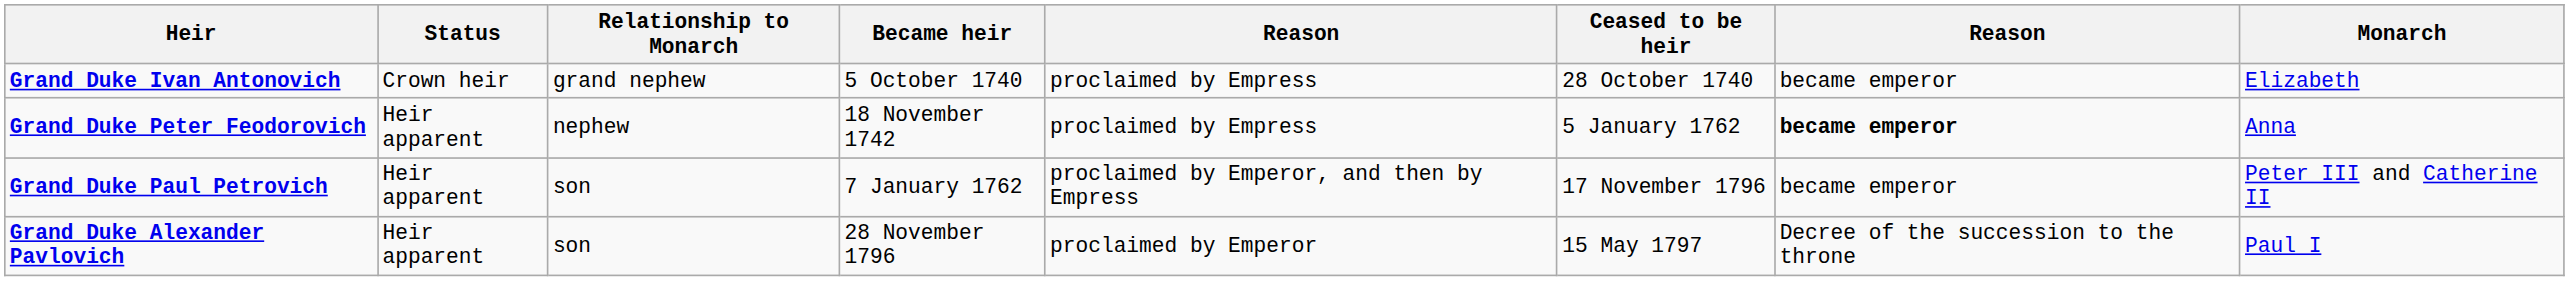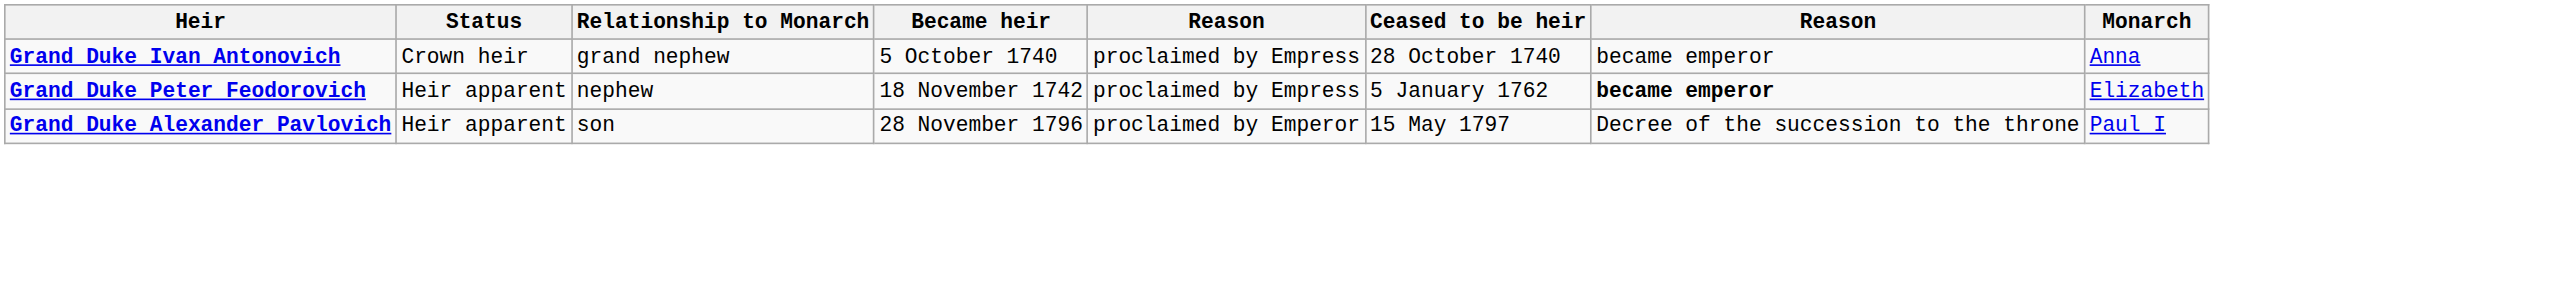(2302, 81) Elizabeth -> (2115, 57) Anna
(2270, 128) Anna -> (2147, 91) Elizabeth
- row: (169, 187)
